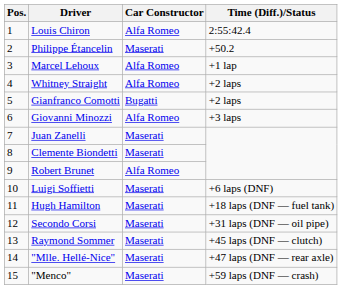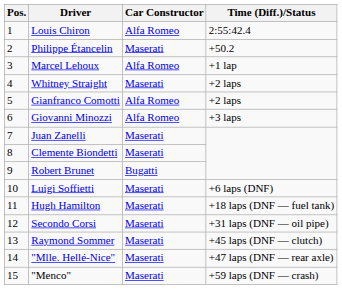(152, 83) Alfa Romeo -> (144, 83) Maserati
(141, 100) Bugatti -> (152, 100) Alfa Romeo
(152, 170) Alfa Romeo -> (141, 170) Bugatti
